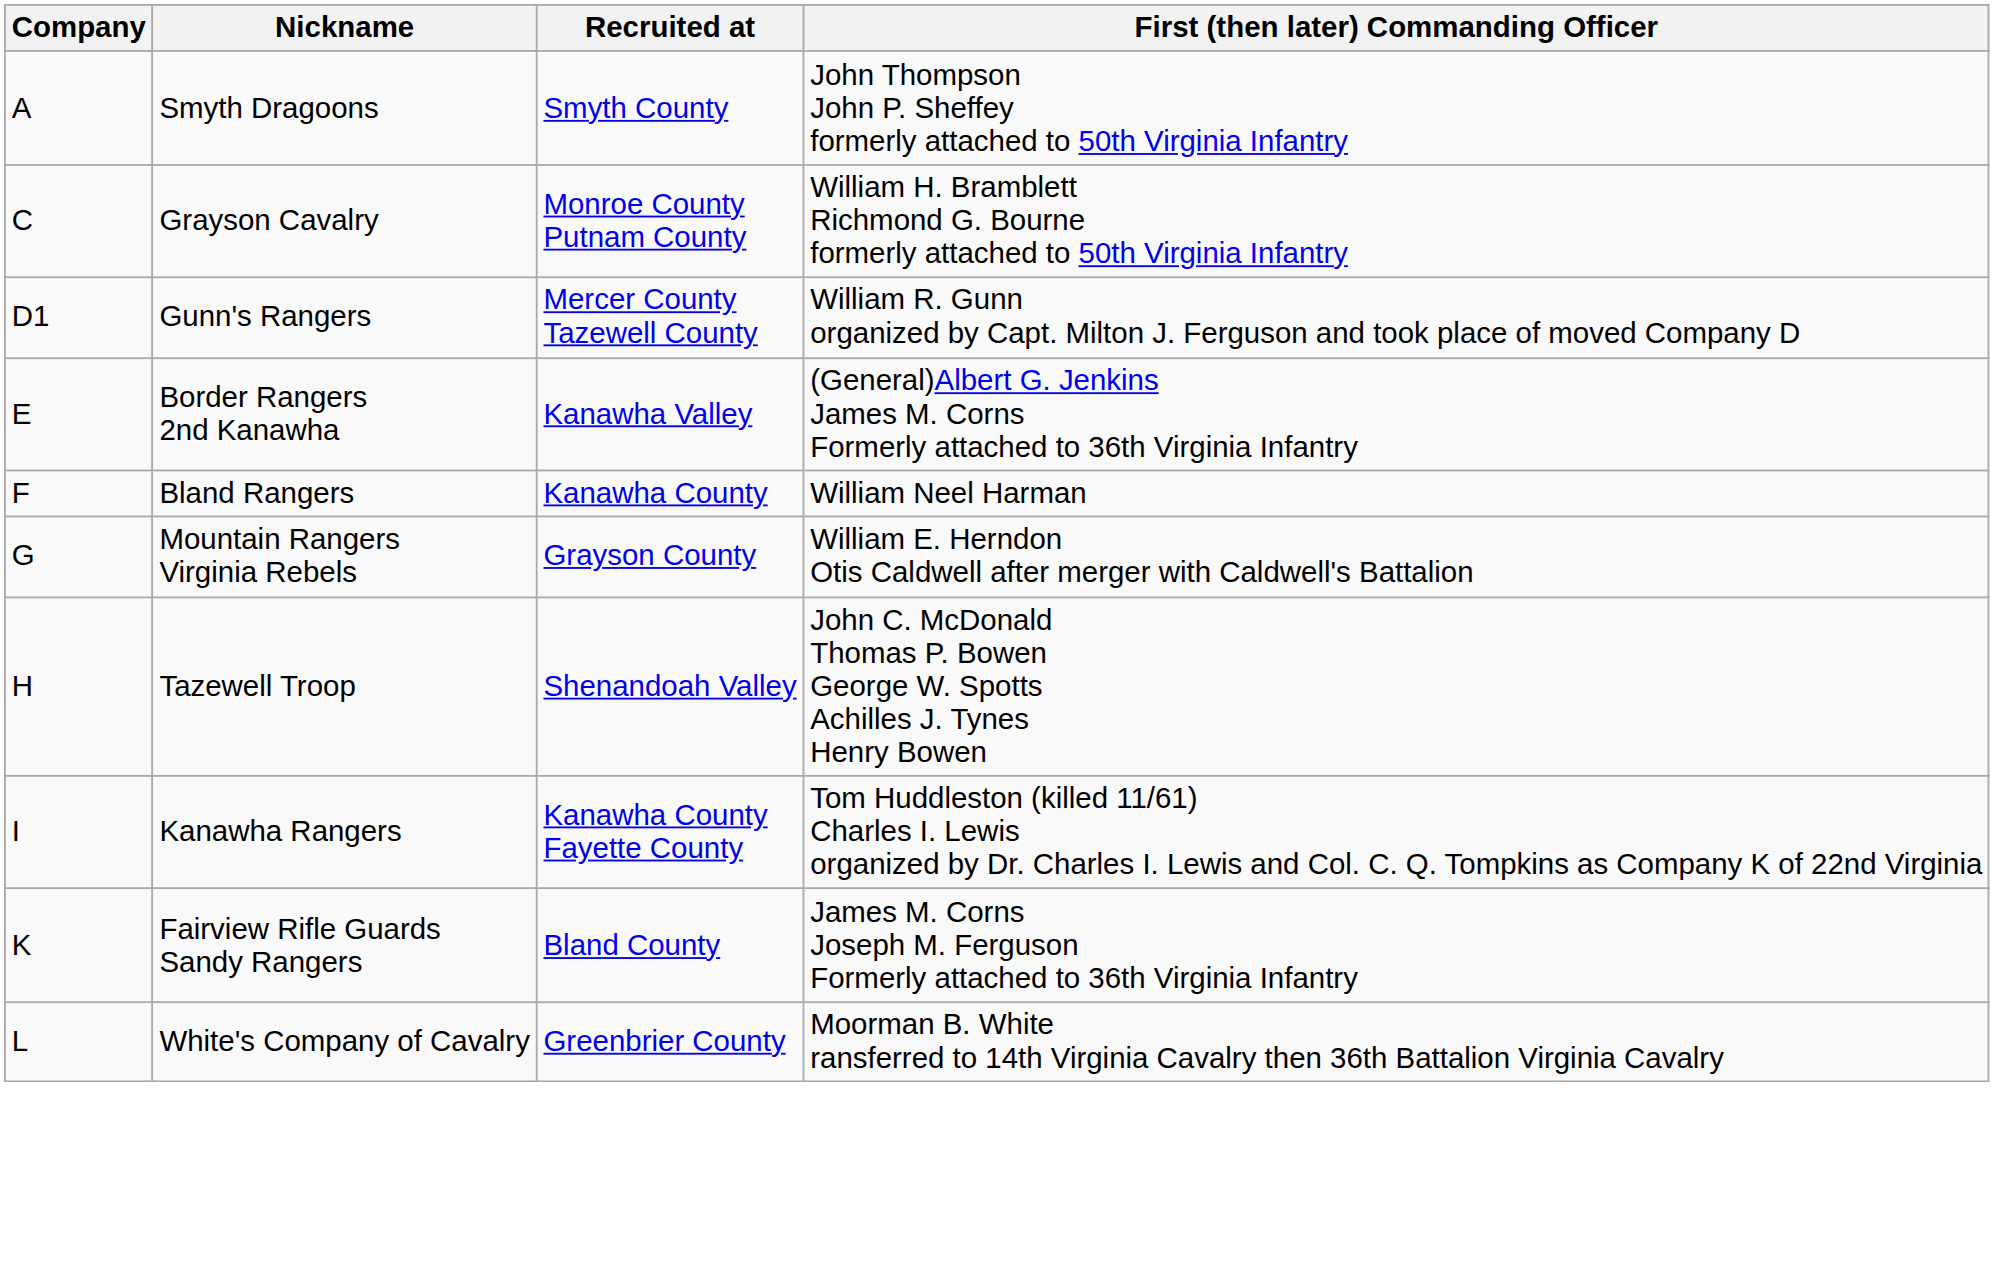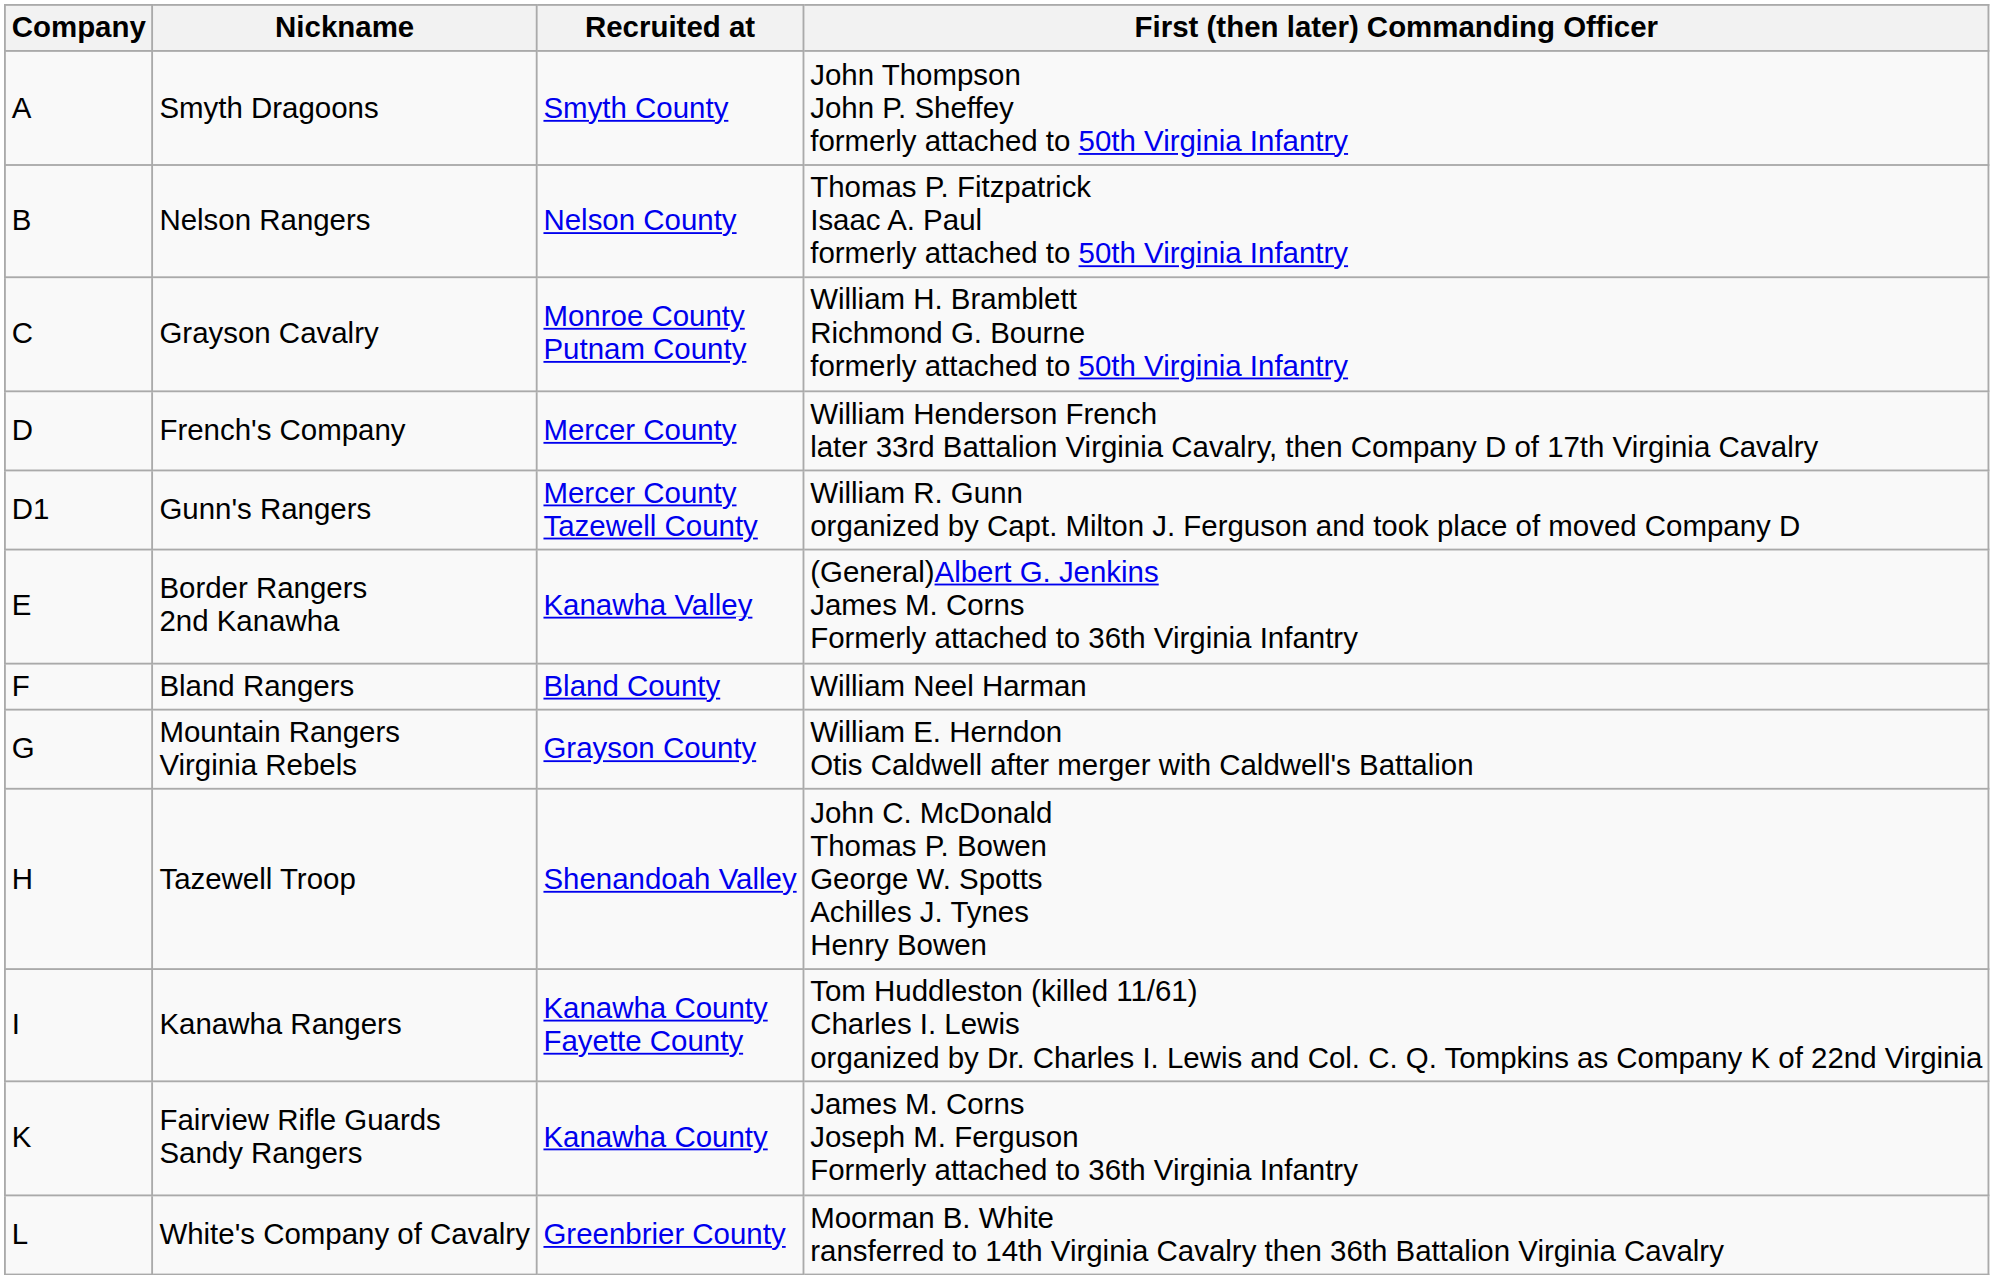+ row: (265, 220)
+ row: (283, 429)
(656, 493) Kanawha County -> (632, 685) Bland County
(632, 944) Bland County -> (656, 1137) Kanawha County
